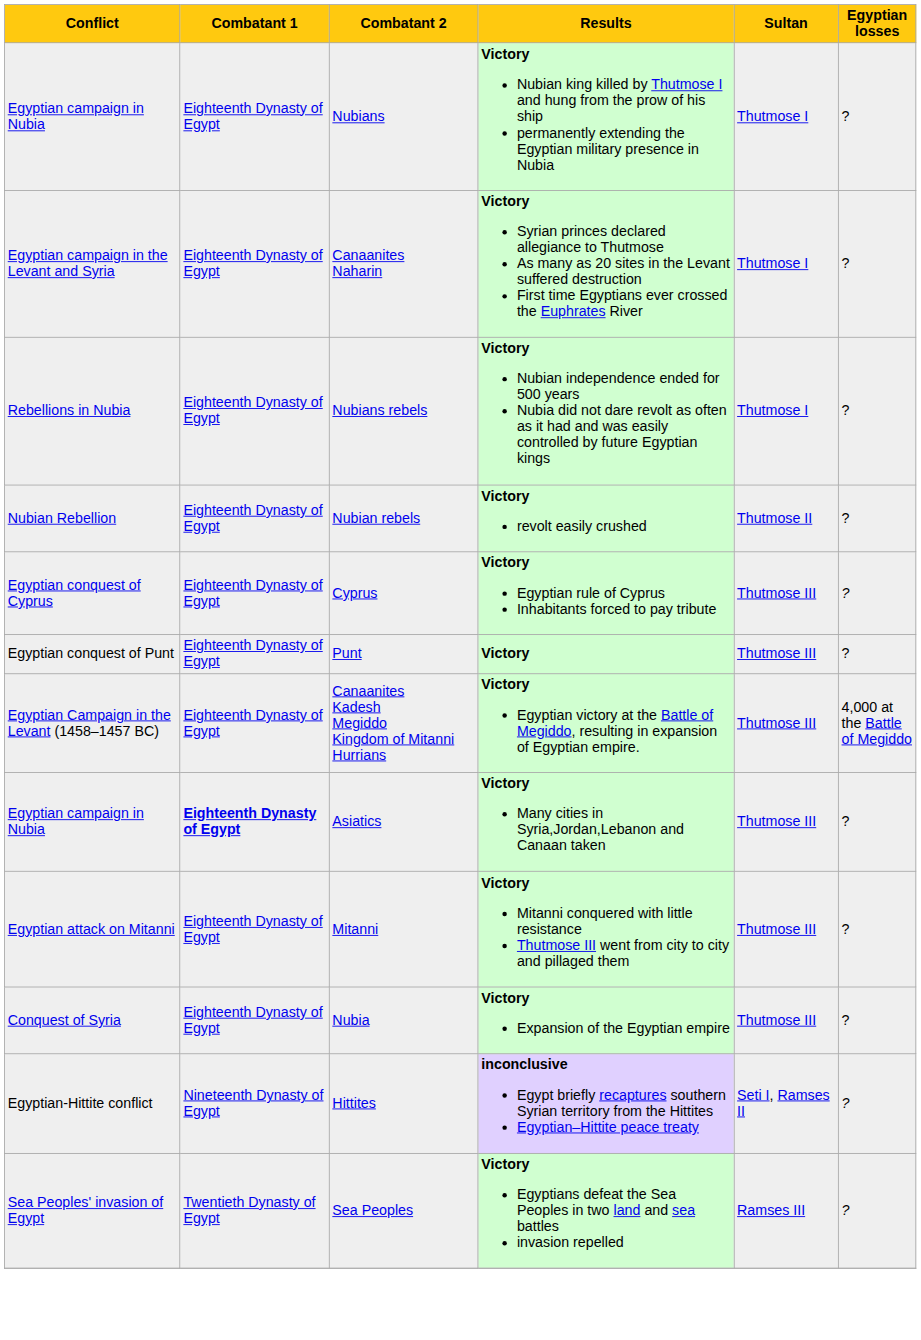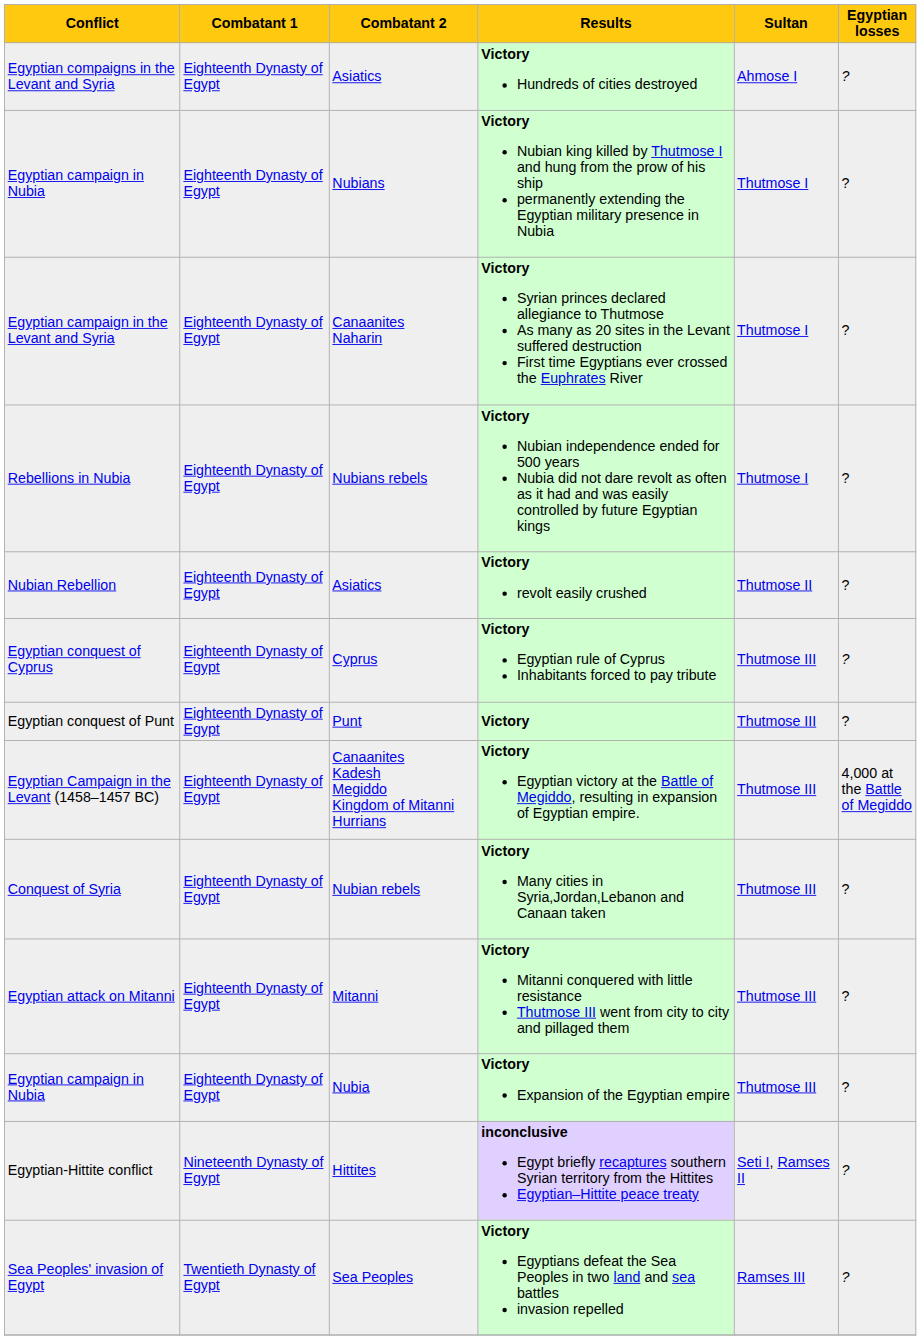+ row: (606, 69)
(376, 518) Nubian rebels -> (357, 585) Asiatics
(76, 822) Egyptian campaign in Nubia -> (64, 889) Conquest of Syria
(250, 822) bold -> (253, 889) normal
(357, 822) Asiatics -> (376, 889) Nubian rebels
(64, 1020) Conquest of Syria -> (76, 1087) Egyptian campaign in Nubia
